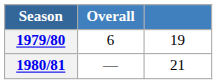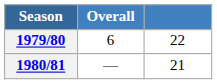(178, 41) 19 -> (178, 41) 22
